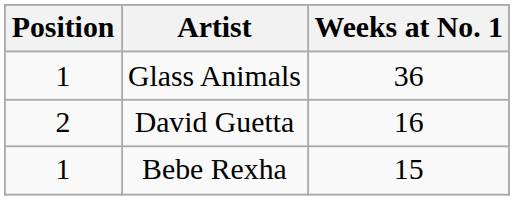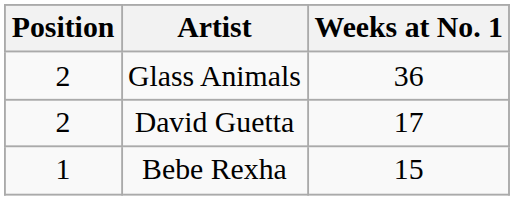(63, 75) 1 -> (63, 75) 2
(409, 122) 16 -> (409, 122) 17
